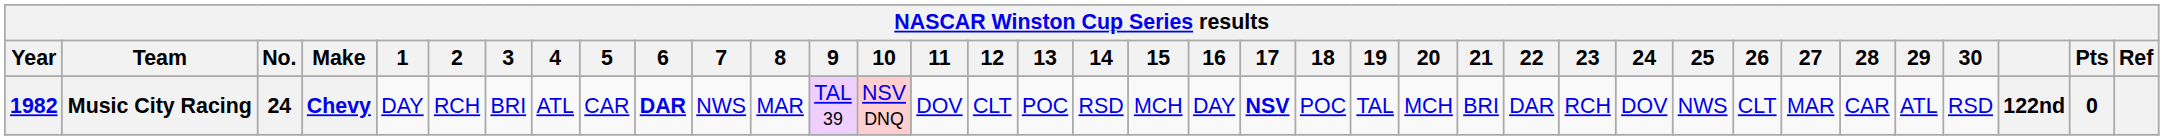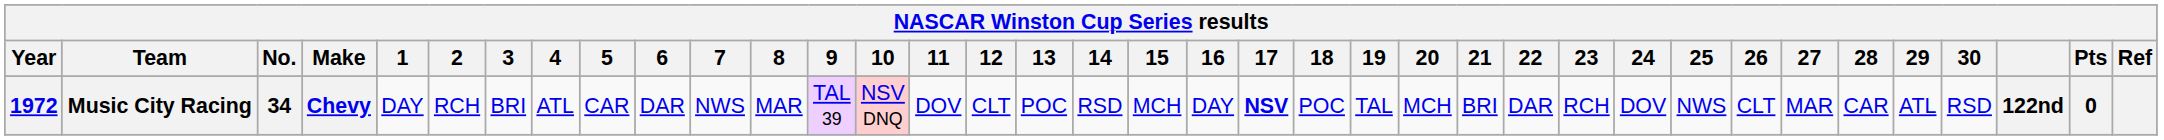(34, 105) 1982 -> (34, 105) 1972
(279, 105) 24 -> (279, 105) 34
(663, 105) bold -> (662, 105) normal
